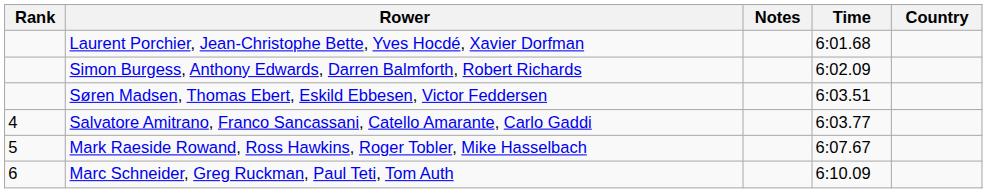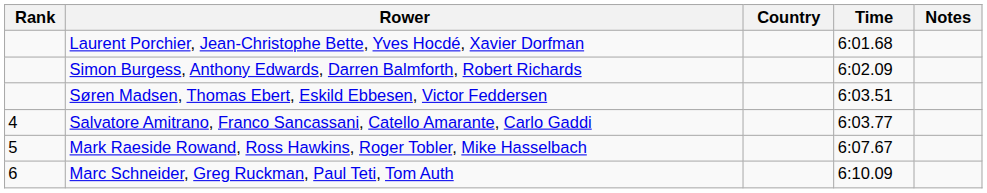columns swapped: (937, 17) <-> (778, 17)
